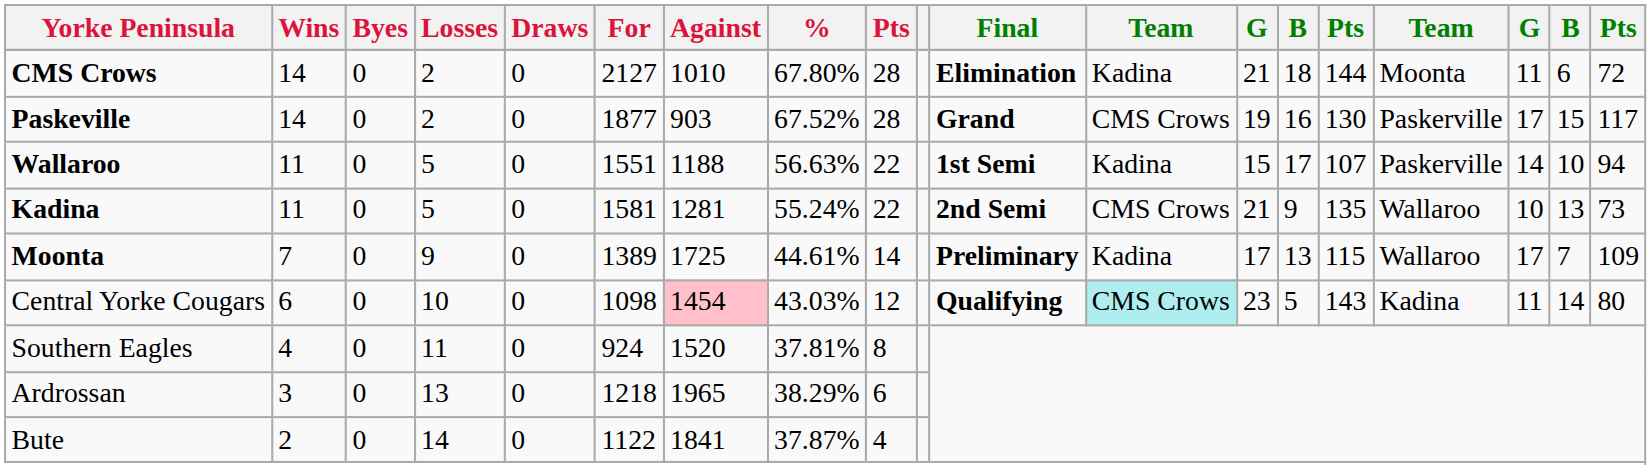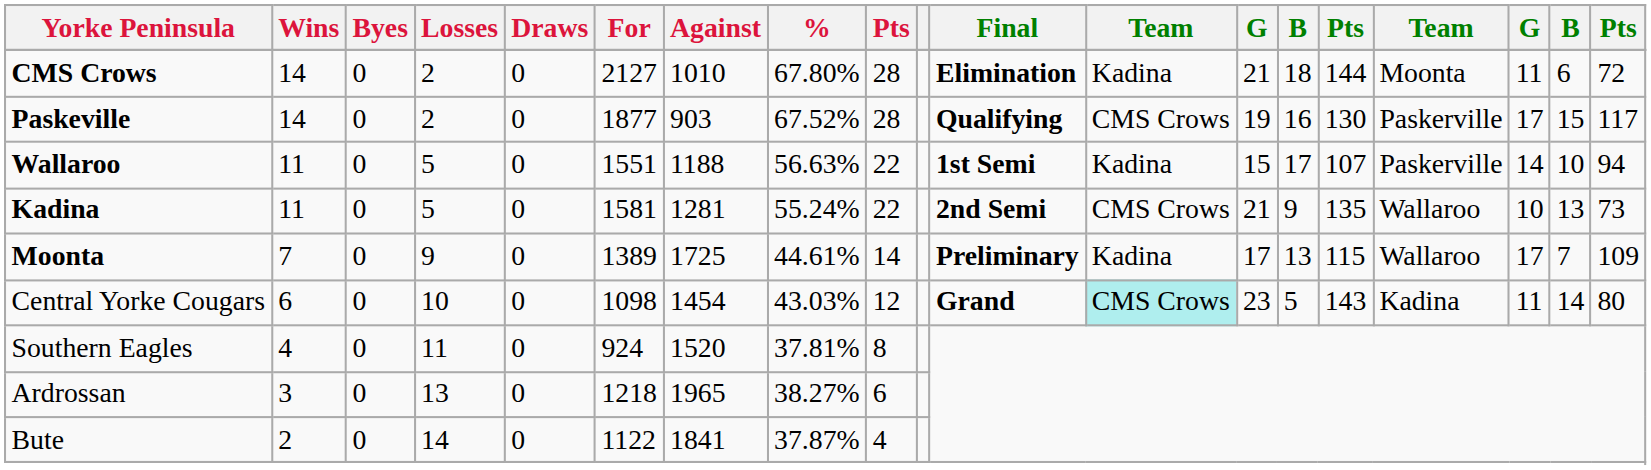(975, 118) Grand -> (999, 118) Qualifying
(698, 301) pink background -> (698, 301) no background
(999, 301) Qualifying -> (975, 301) Grand
(817, 393) 38.29% -> (817, 393) 38.27%
